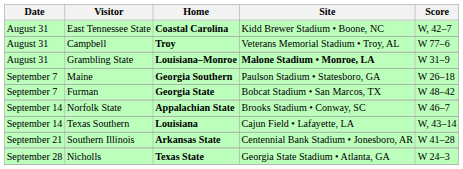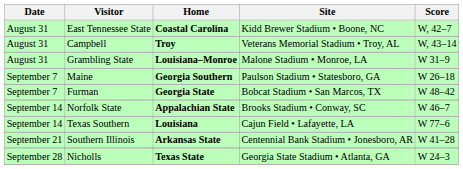(434, 44) W 77–6 -> (437, 44) W, 43–14
(308, 60) bold -> (304, 60) normal
(437, 124) W, 43–14 -> (434, 124) W 77–6
